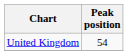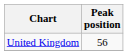(102, 42) 54 -> (102, 42) 56
